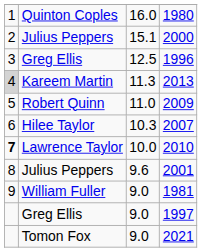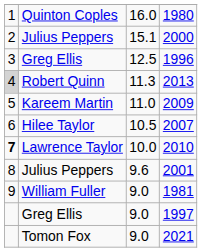(67, 81) Kareem Martin -> (63, 81) Robert Quinn
(63, 103) Robert Quinn -> (67, 103) Kareem Martin
(143, 125) 10.3 -> (143, 125) 10.5
